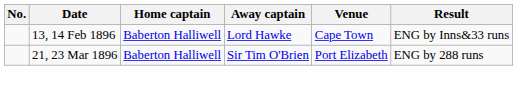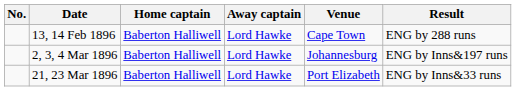(451, 34) ENG by Inns&33 runs -> (431, 34) ENG by 288 runs
+ row: (75, 55)
(268, 55) Sir Tim O'Brien -> (259, 75) Lord Hawke
(439, 55) ENG by 288 runs -> (444, 75) ENG by Inns&33 runs
